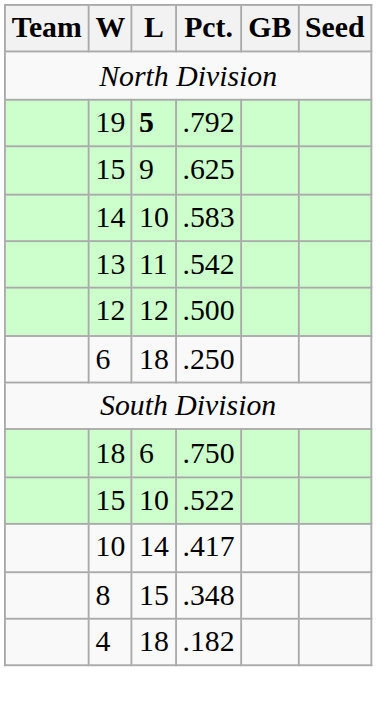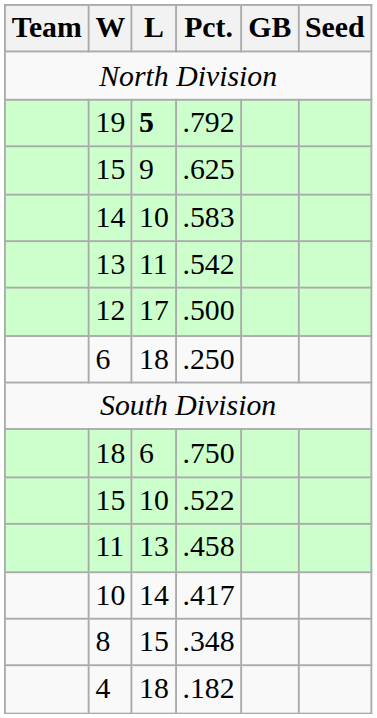(154, 311) 12 -> (154, 311) 17
+ row: (209, 547)
